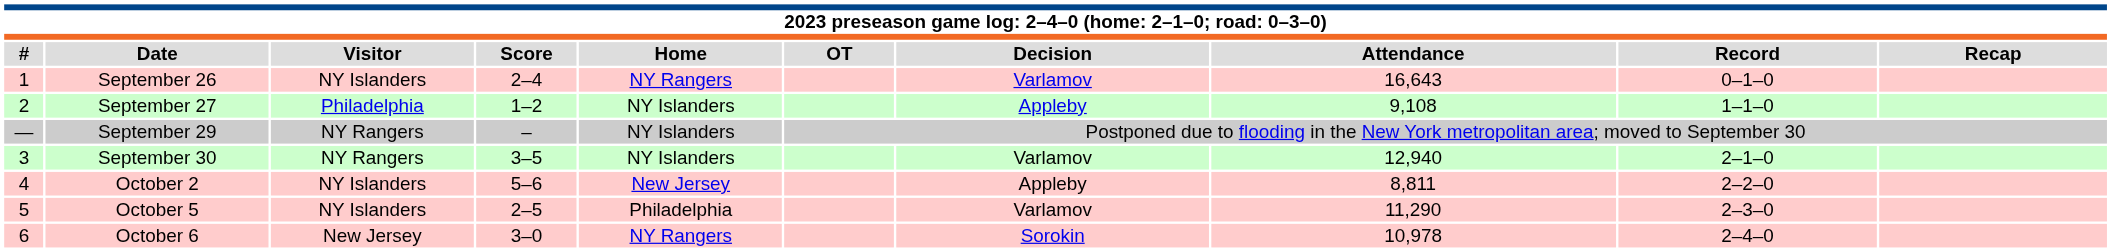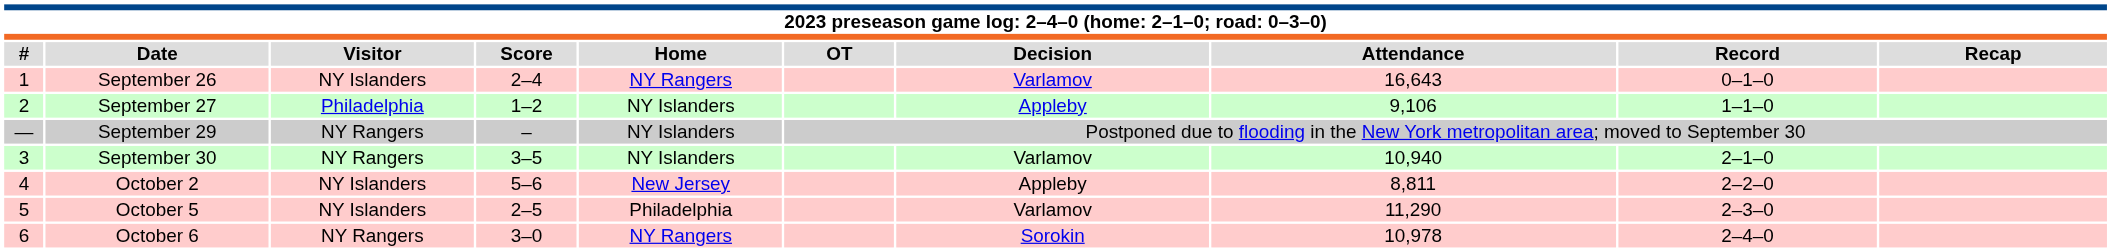(1413, 105) 9,108 -> (1413, 105) 9,106
(1413, 157) 12,940 -> (1413, 157) 10,940
(372, 235) New Jersey -> (372, 235) NY Rangers
